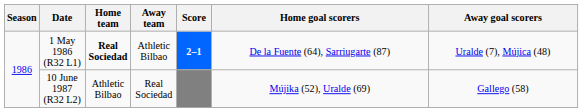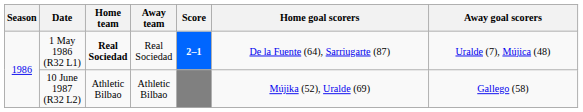(154, 51) Athletic Bilbao -> (154, 51) Real Sociedad
(154, 89) Real Sociedad -> (154, 89) Athletic Bilbao
